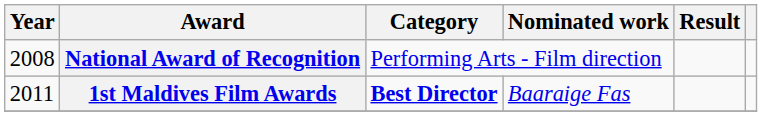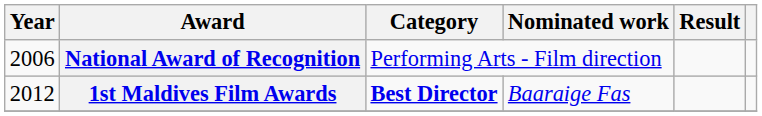(32, 57) 2008 -> (32, 57) 2006
(32, 93) 2011 -> (32, 93) 2012
